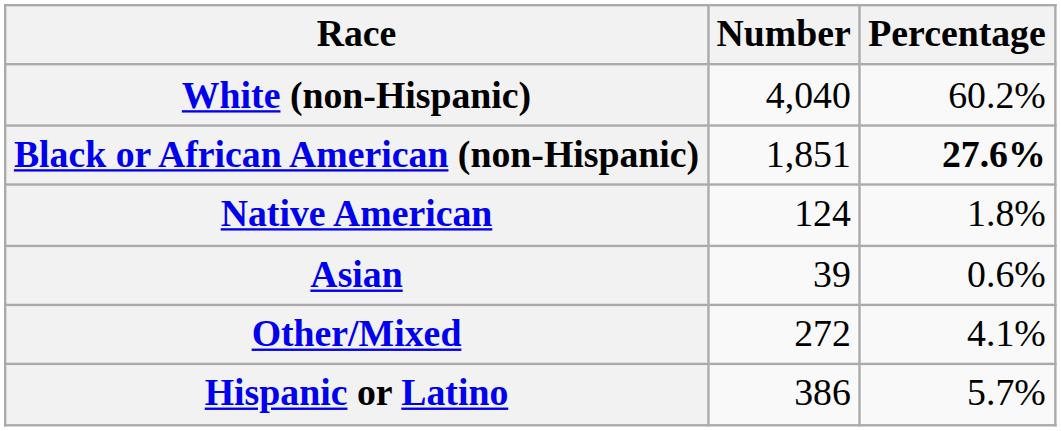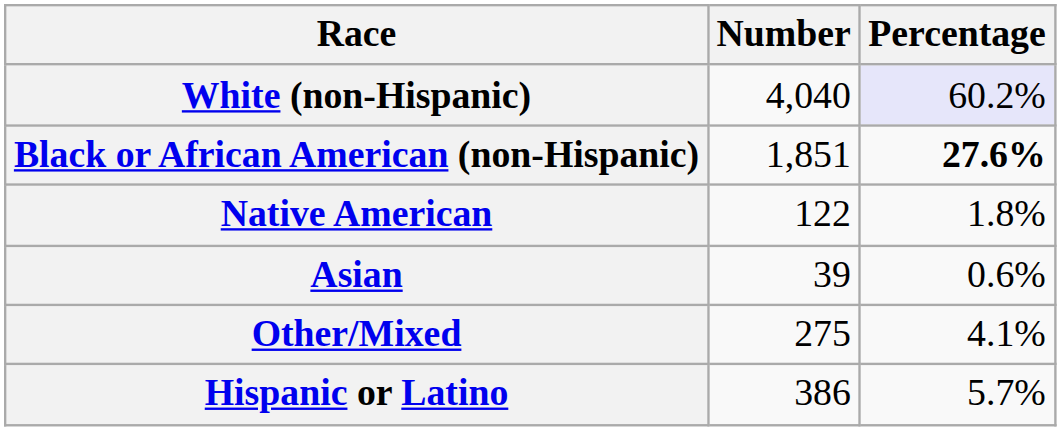(997, 94) no background -> (997, 94) lavender background
(823, 214) 124 -> (823, 214) 122
(823, 333) 272 -> (823, 333) 275
